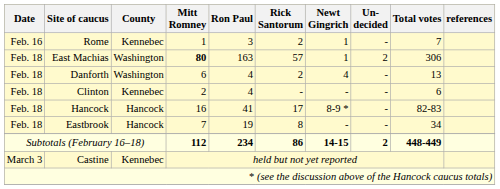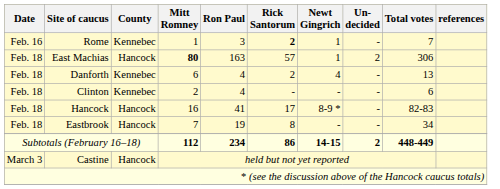(300, 41) normal -> (292, 41) bold
(139, 58) Washington -> (137, 58) Hancock
(139, 74) Washington -> (135, 74) Kennebec
(143, 159) Kennebec -> (137, 159) Hancock
